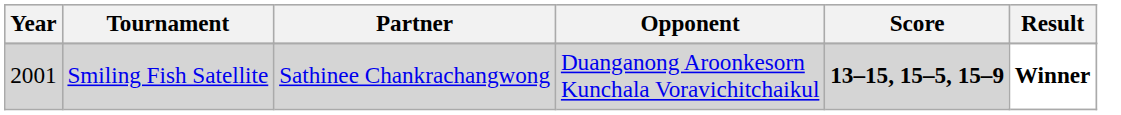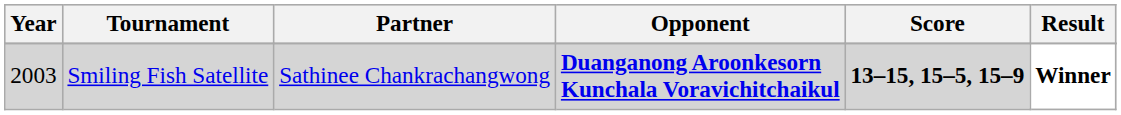(33, 75) 2001 -> (33, 75) 2003
(690, 75) normal -> (700, 75) bold
